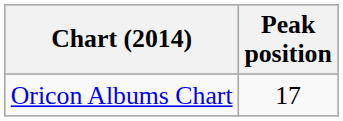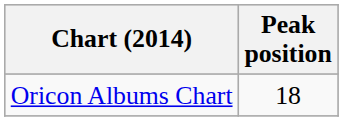(288, 94) 17 -> (288, 94) 18
